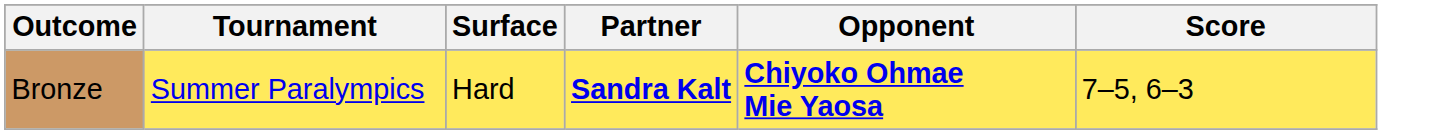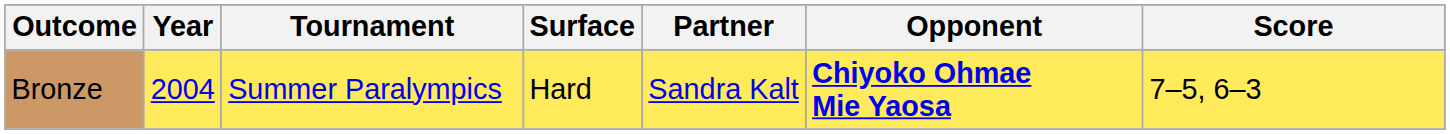+ column: (183, 27)
(651, 89) bold -> (724, 89) normal
